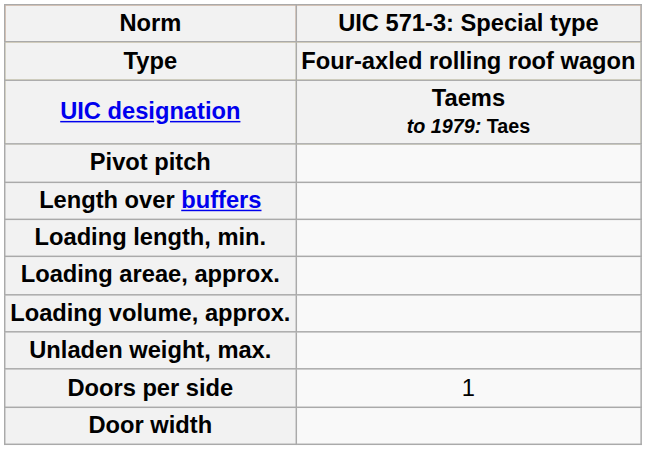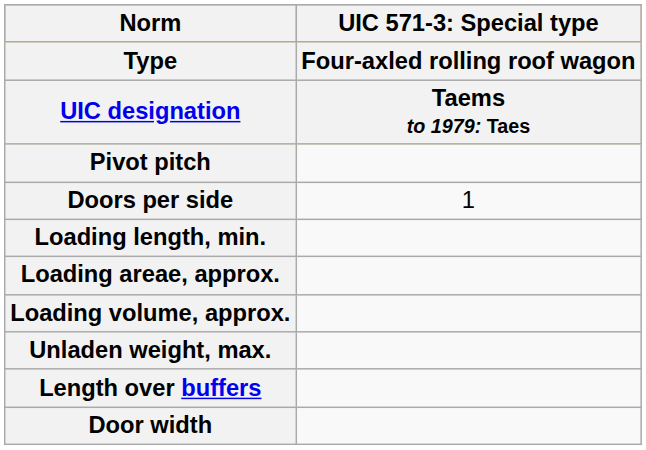rows swapped: (150, 200) <-> (150, 387)
